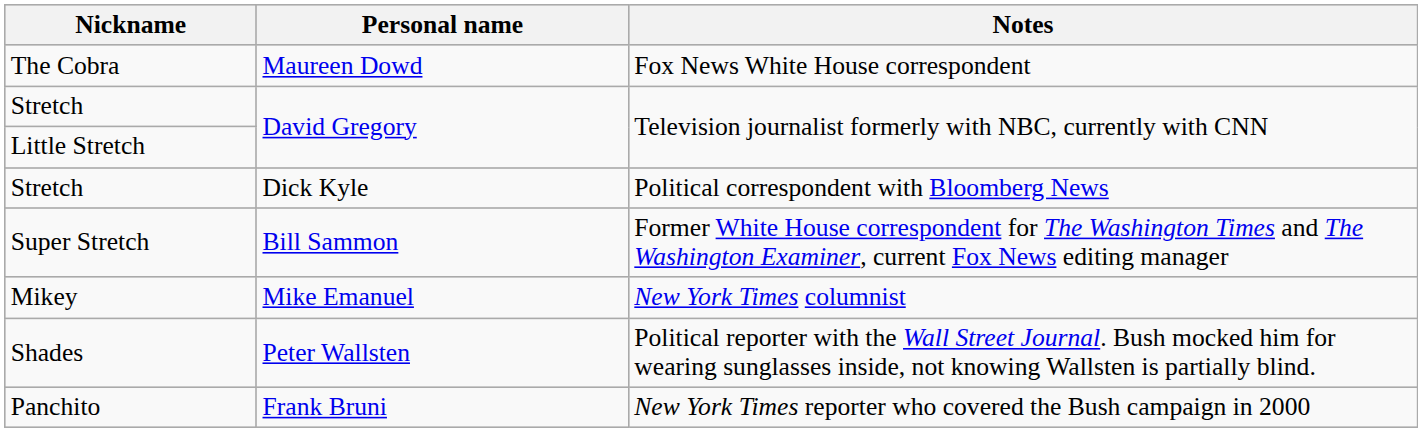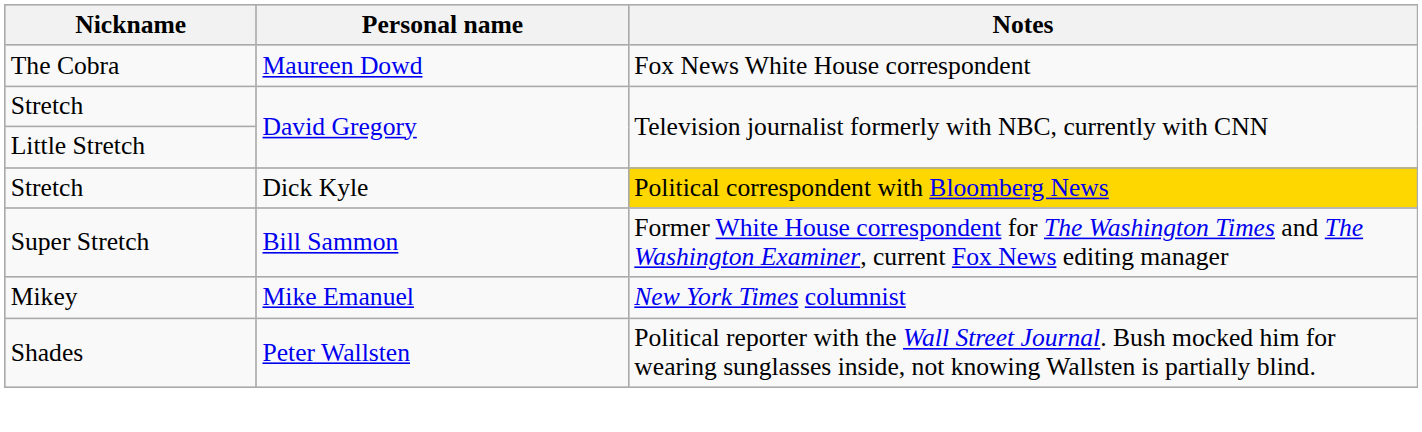(872, 187) no background -> (872, 187) gold background
- row: (56, 407)
